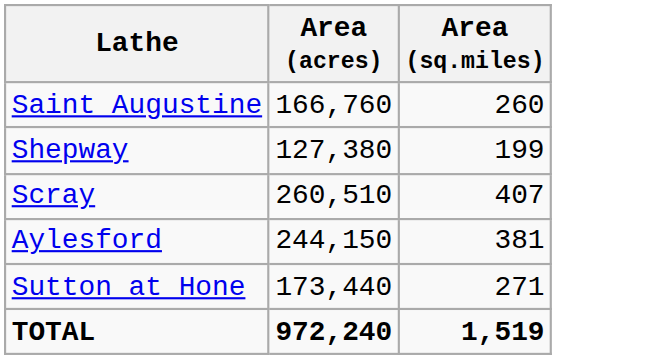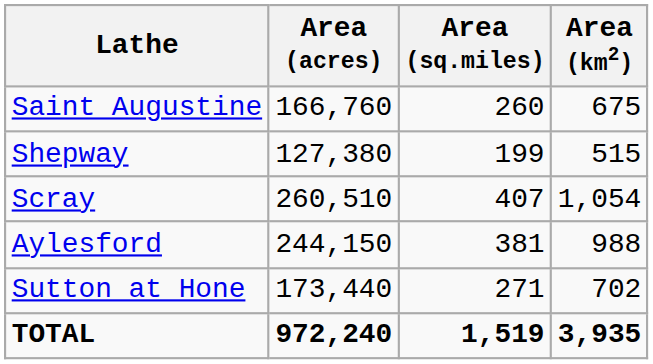+ column: (600, 44)
